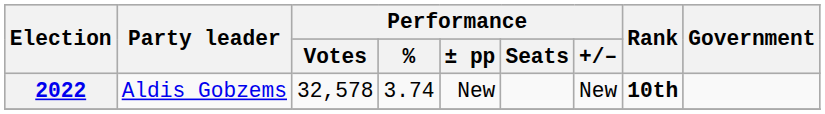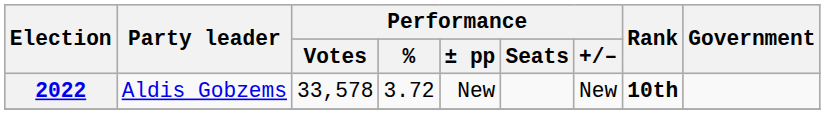(335, 91) 32,578 -> (335, 91) 33,578
(409, 91) 3.74 -> (409, 91) 3.72
